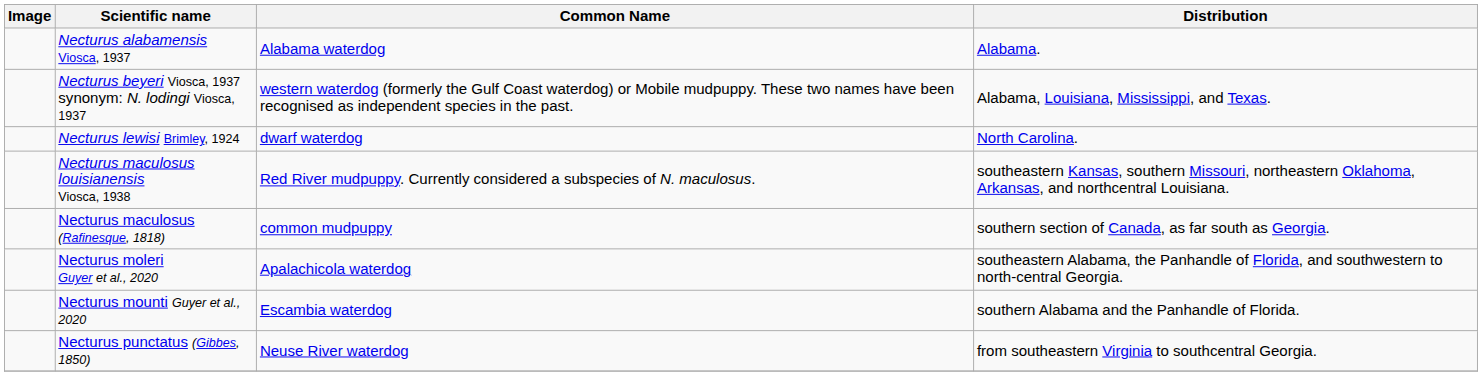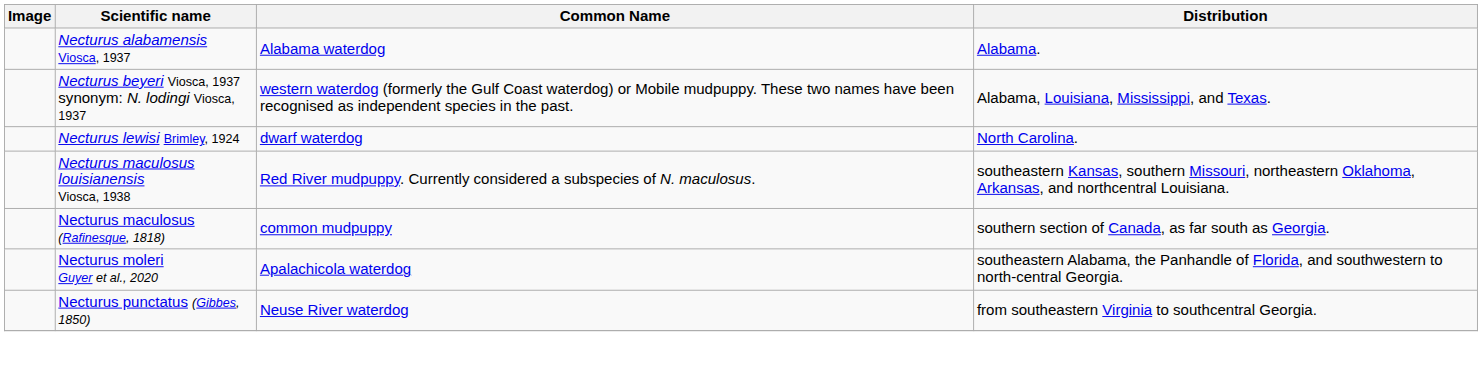- row: (149, 310)
